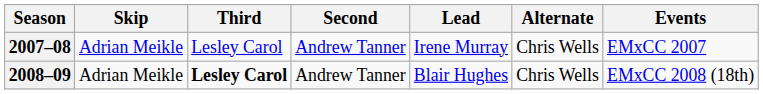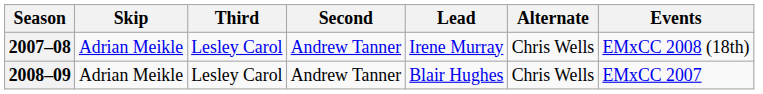(657, 46) EMxCC 2007 -> (676, 46) EMxCC 2008 (18th)
(239, 74) bold -> (237, 74) normal
(681, 74) EMxCC 2008 (18th) -> (652, 74) EMxCC 2007
